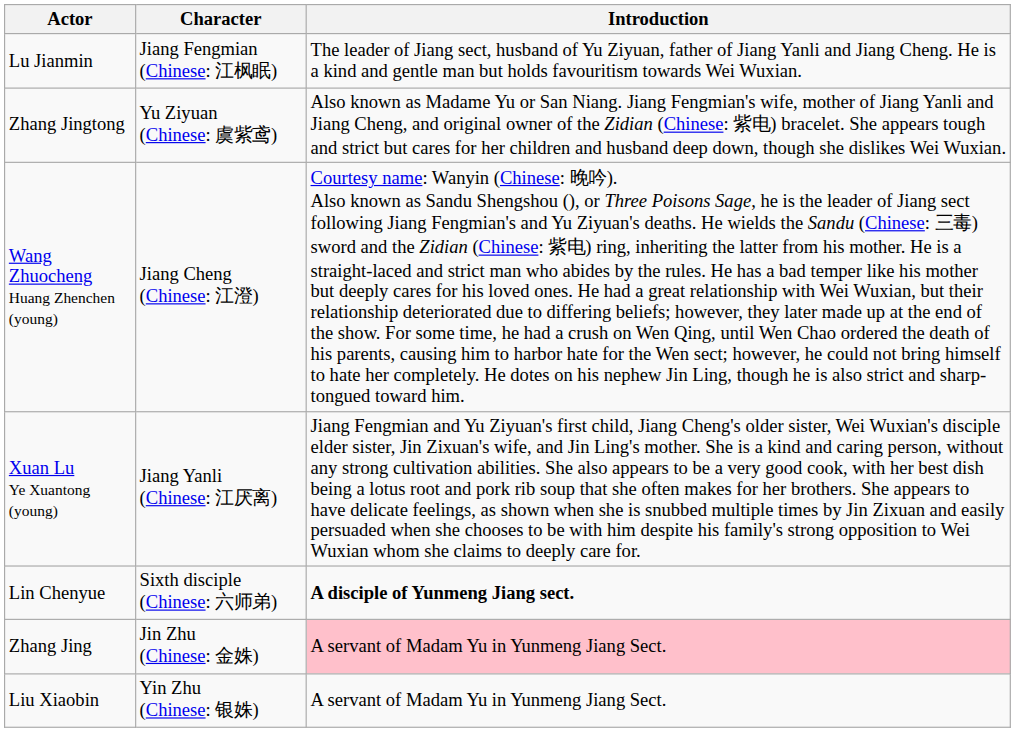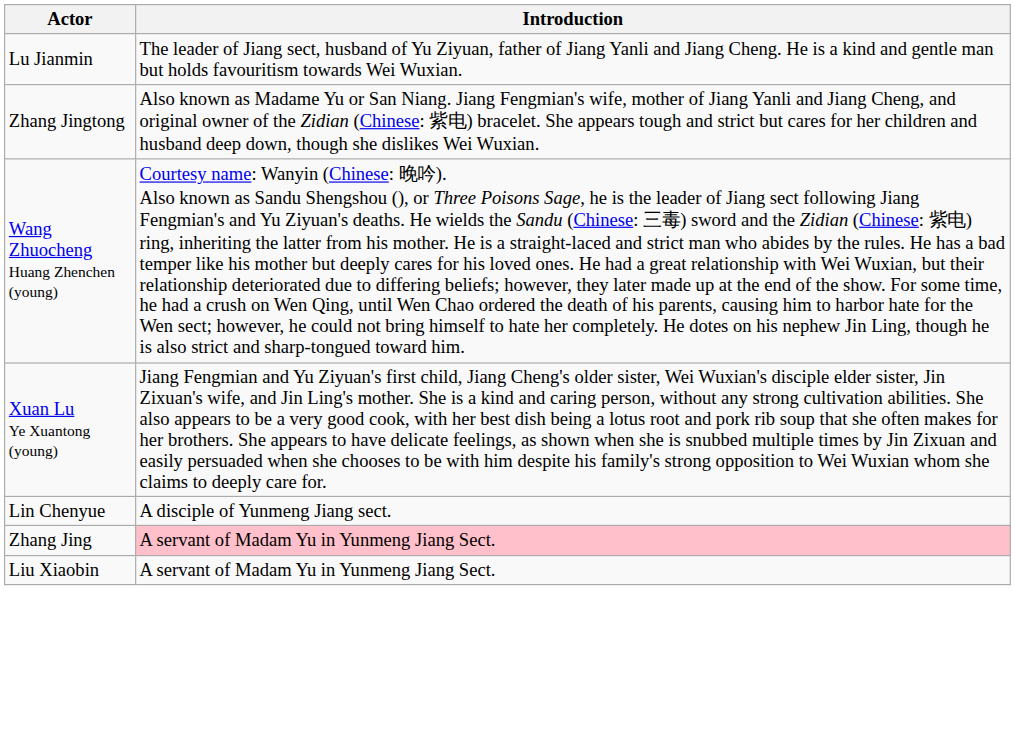- column: (221, 19)
(442, 592) bold -> (266, 510) normal
